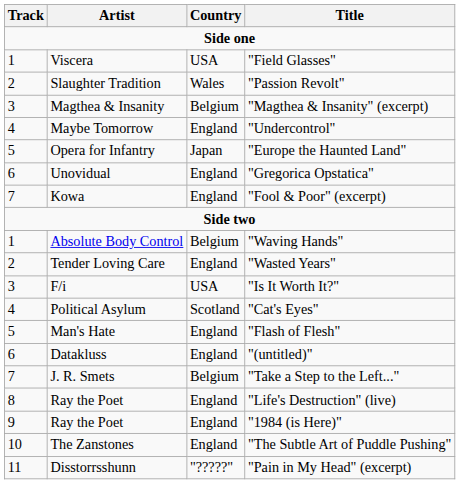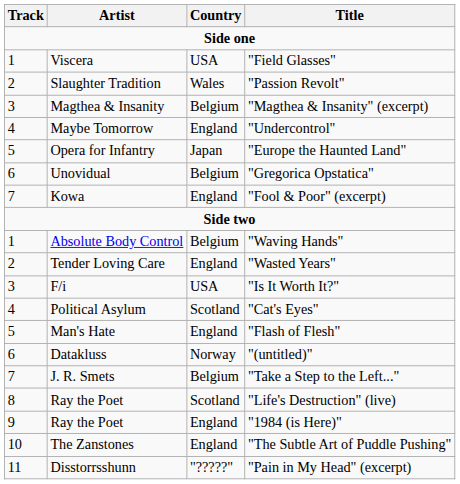(214, 173) England -> (214, 173) Belgium
(214, 354) England -> (213, 354) Norway
(214, 399) England -> (215, 399) Scotland
